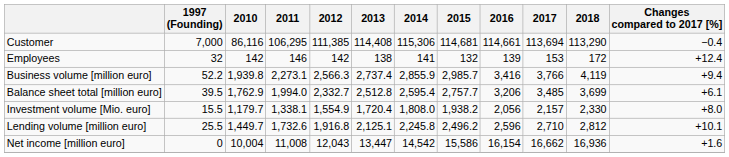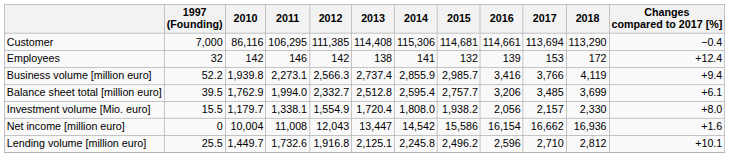rows swapped: (77, 127) <-> (66, 144)
